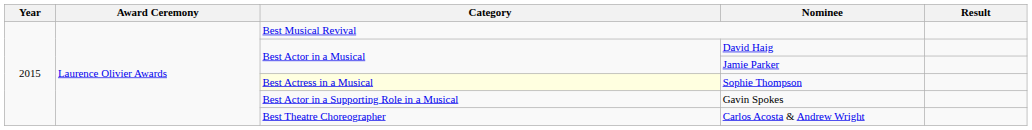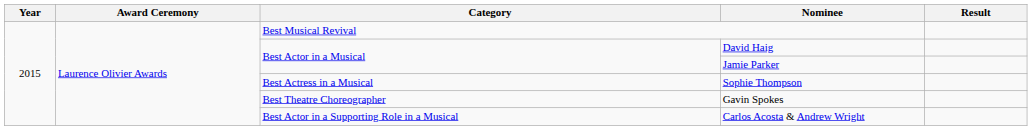(318, 82) lightyellow background -> (318, 82) no background
(360, 99) Best Actor in a Supporting Role in a Musical -> (324, 99) Best Theatre Choreographer
(324, 116) Best Theatre Choreographer -> (360, 116) Best Actor in a Supporting Role in a Musical
